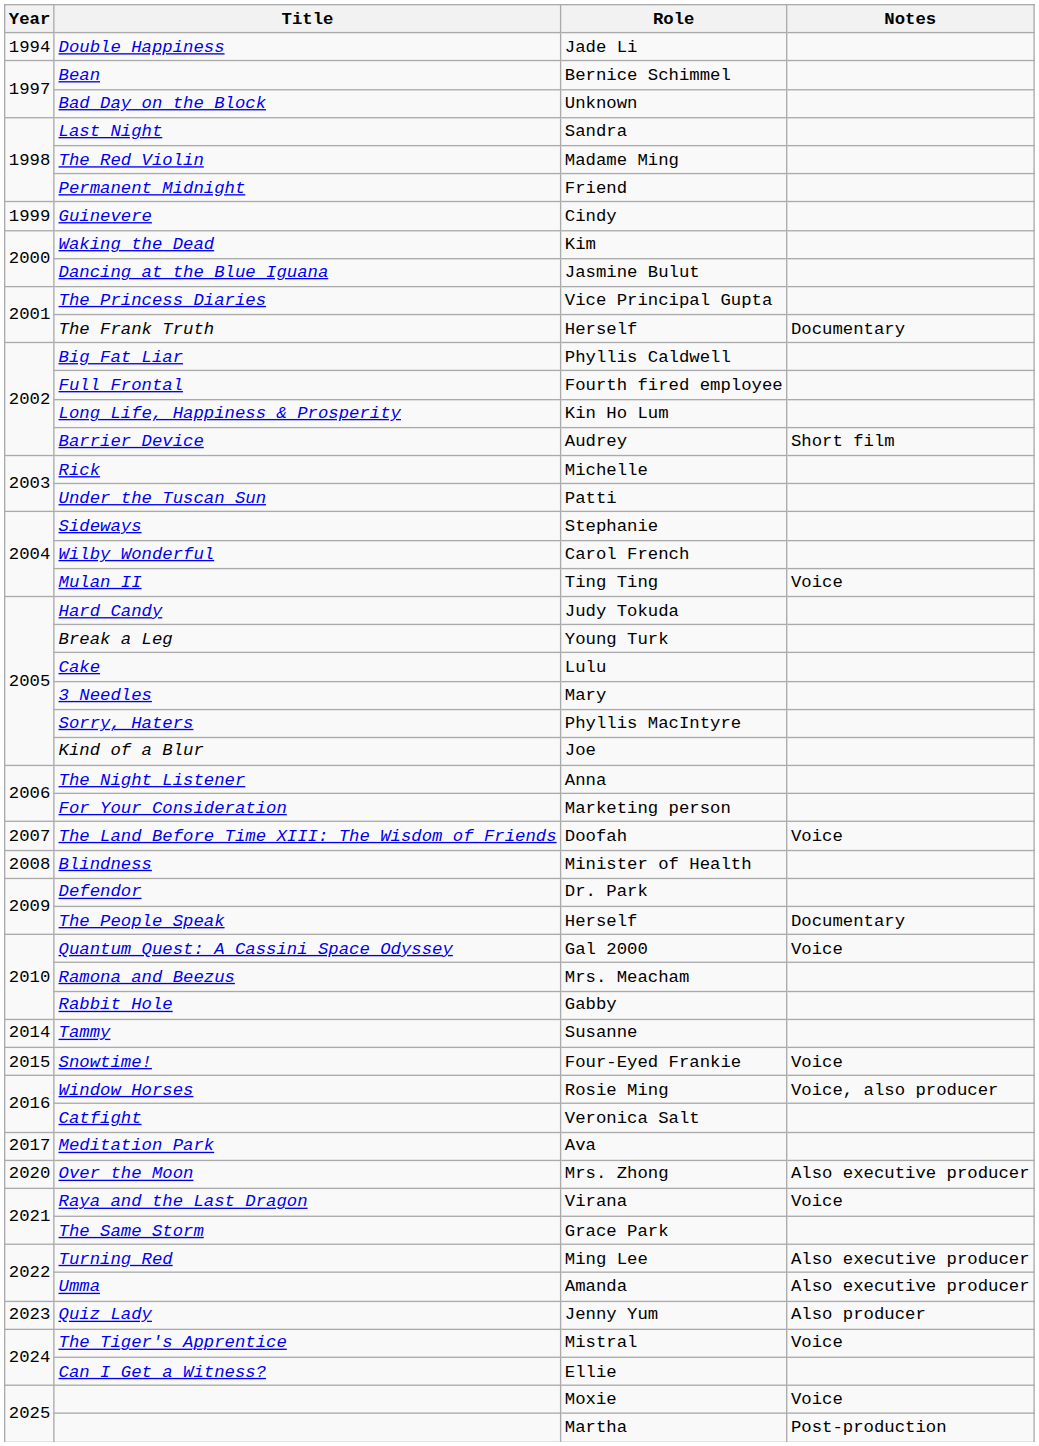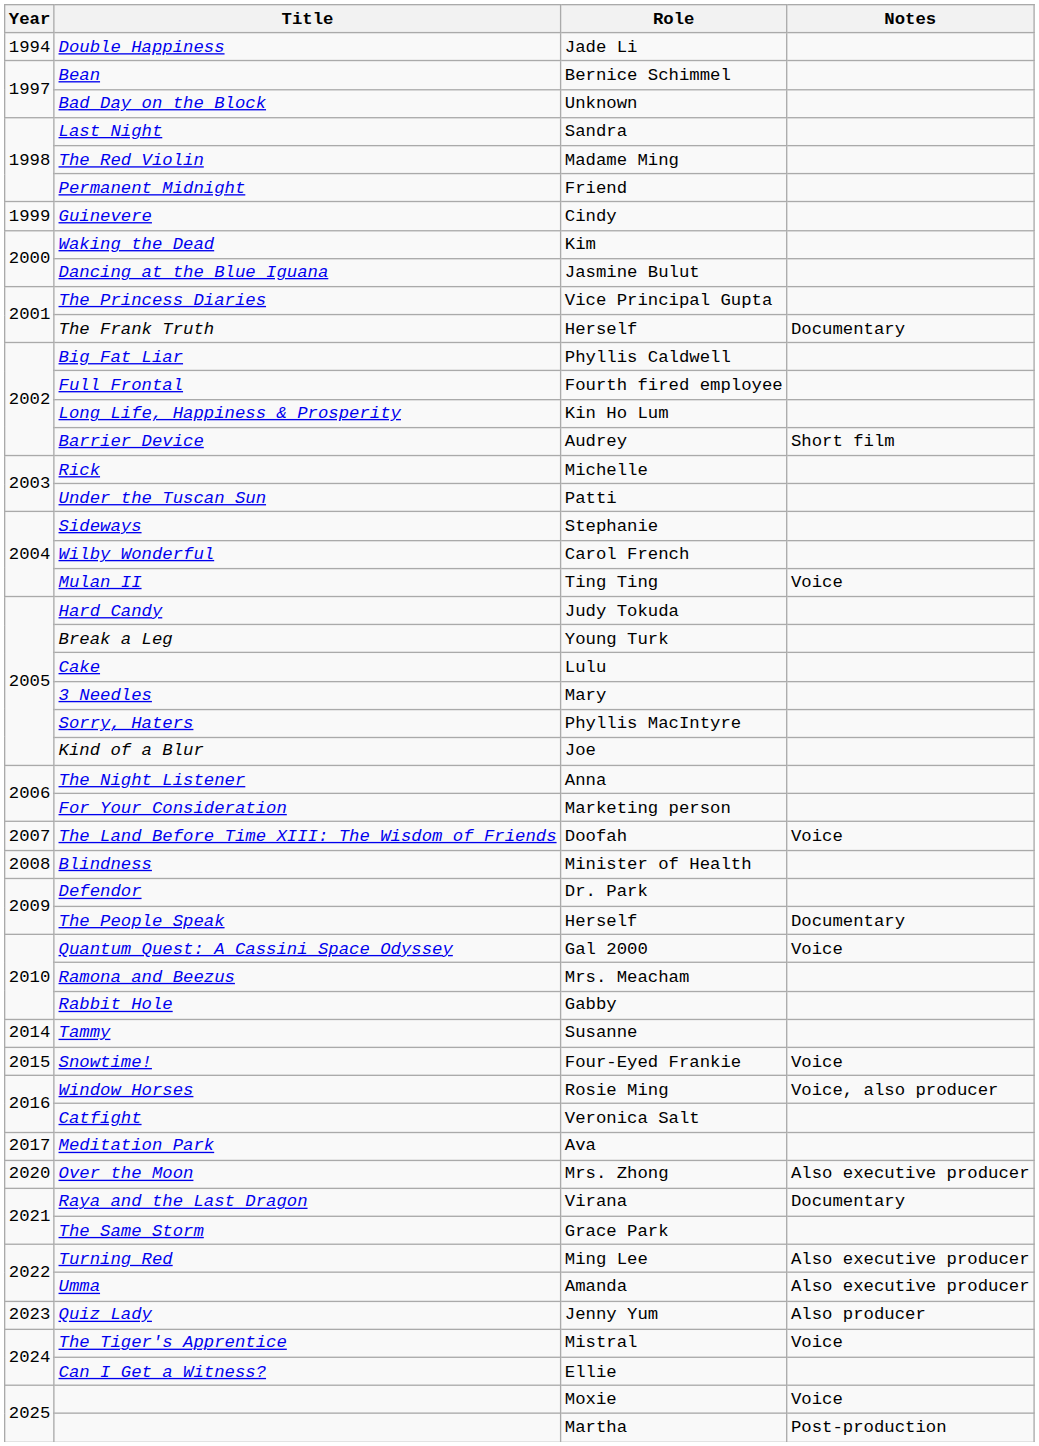(817, 1202) Voice -> (848, 1202) Documentary
